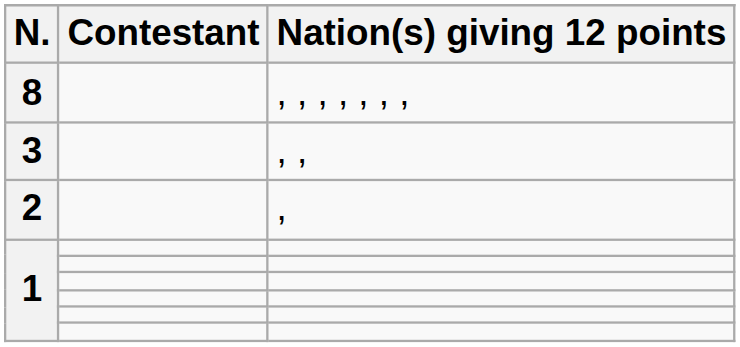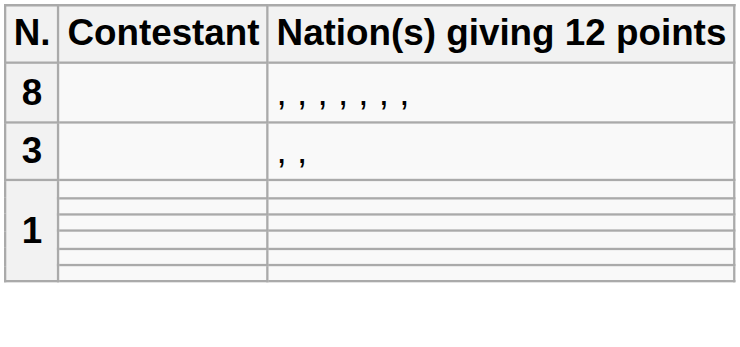- row: (32, 208)
